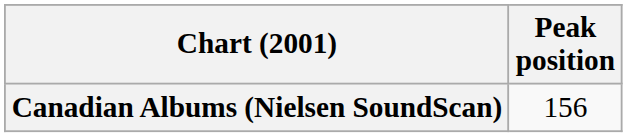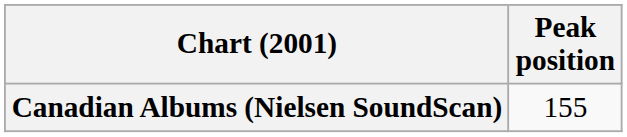(565, 107) 156 -> (565, 107) 155
